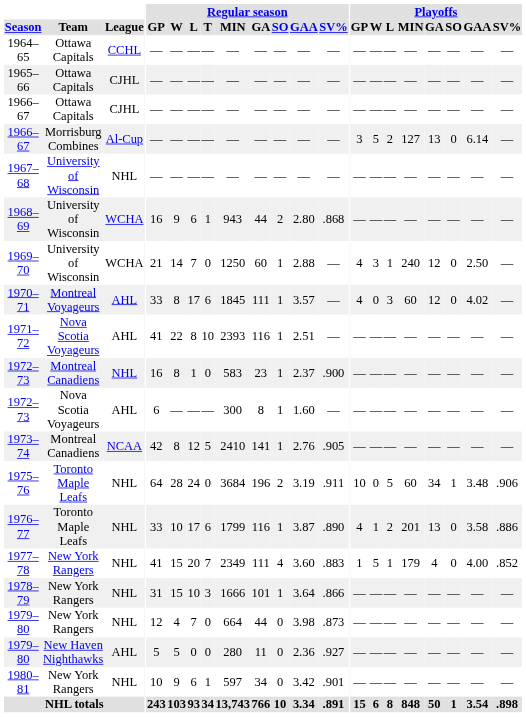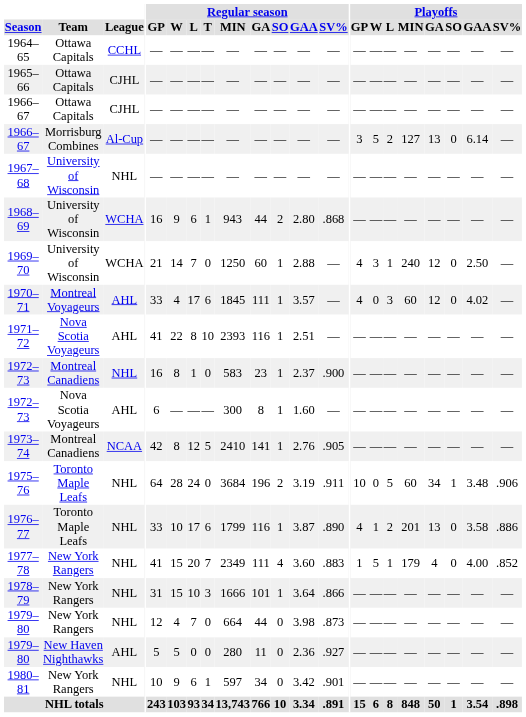(177, 299) 8 -> (177, 299) 4
